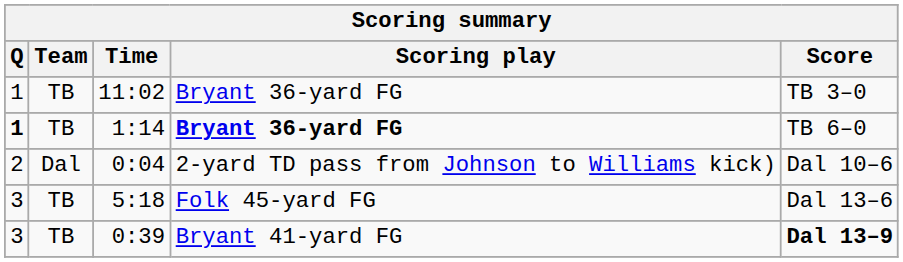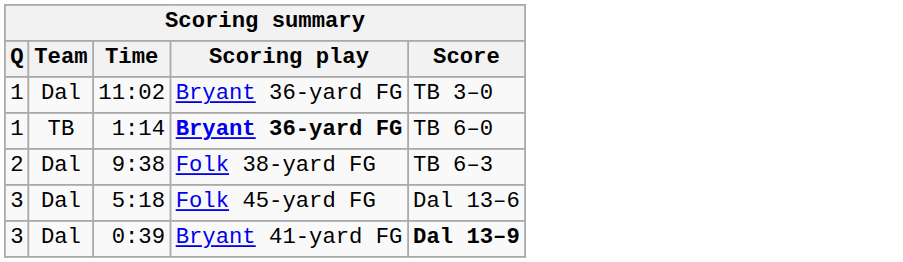(61, 95) TB -> (61, 95) Dal
(17, 131) bold -> (17, 131) normal
+ row: (138, 167)
- row: (138, 167)
(61, 203) TB -> (61, 203) Dal
(61, 239) TB -> (61, 239) Dal
